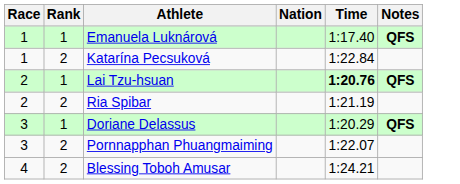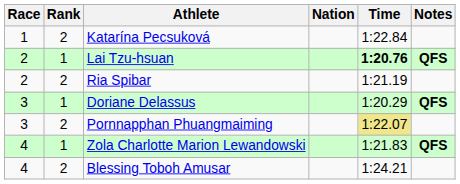- row: (152, 37)
(352, 146) no background -> (384, 124) khaki background
+ row: (196, 146)
